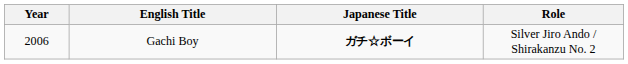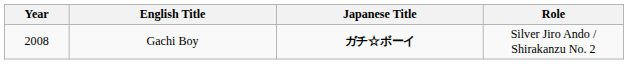(37, 41) 2006 -> (37, 41) 2008
